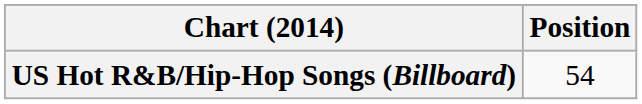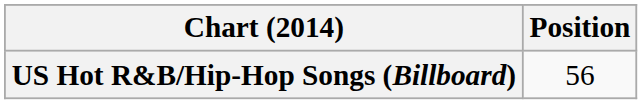(580, 74) 54 -> (580, 74) 56
